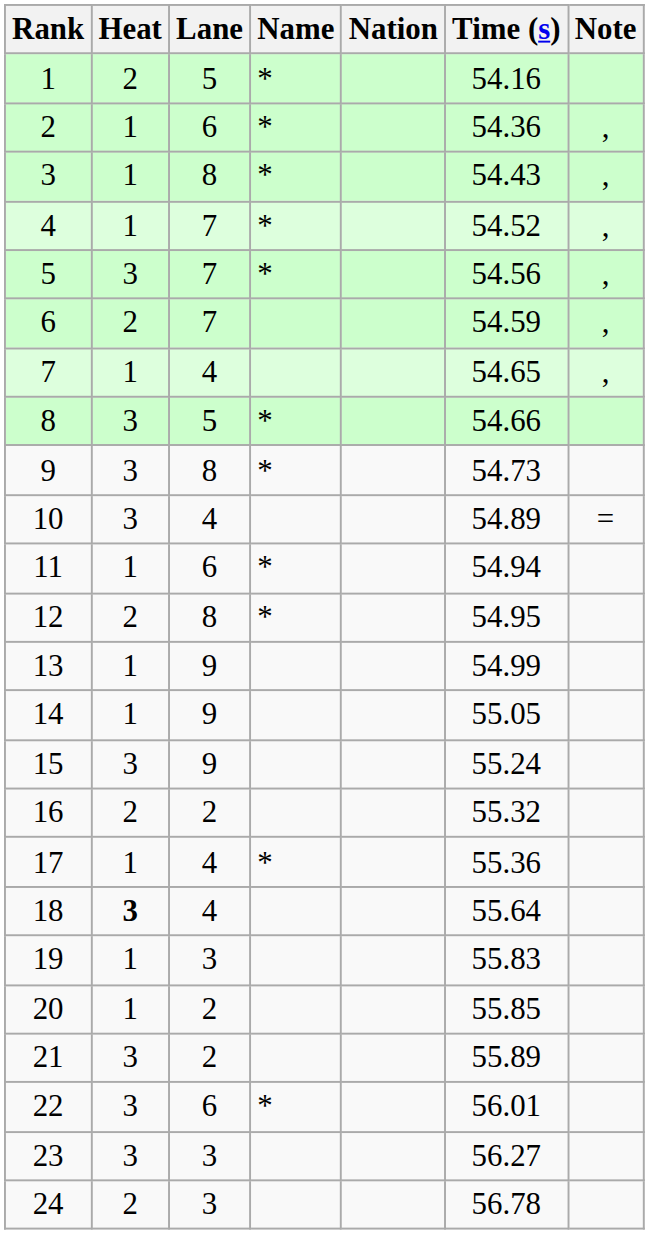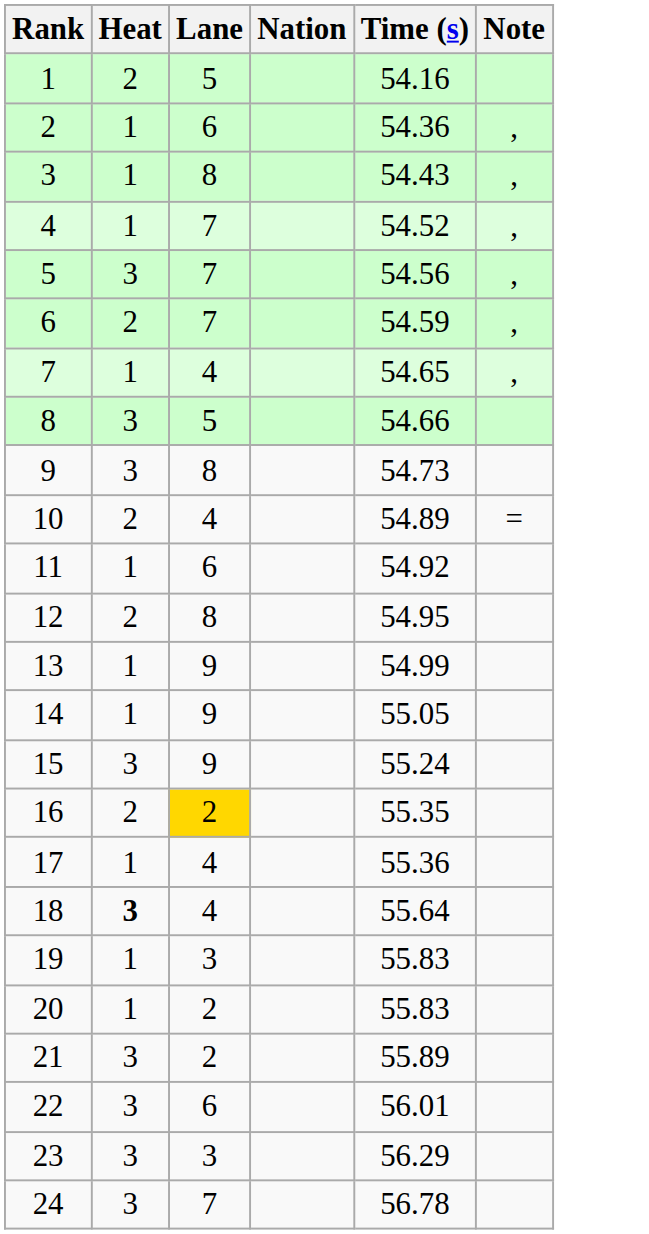- column: (296, 28)
(130, 518) 3 -> (130, 518) 2
(506, 567) 54.94 -> (415, 567) 54.92
(210, 812) no background -> (210, 812) gold background
(506, 812) 55.32 -> (415, 812) 55.35
(506, 1008) 55.85 -> (415, 1008) 55.83
(506, 1155) 56.27 -> (415, 1155) 56.29
(130, 1204) 2 -> (130, 1204) 3
(210, 1204) 3 -> (210, 1204) 7
